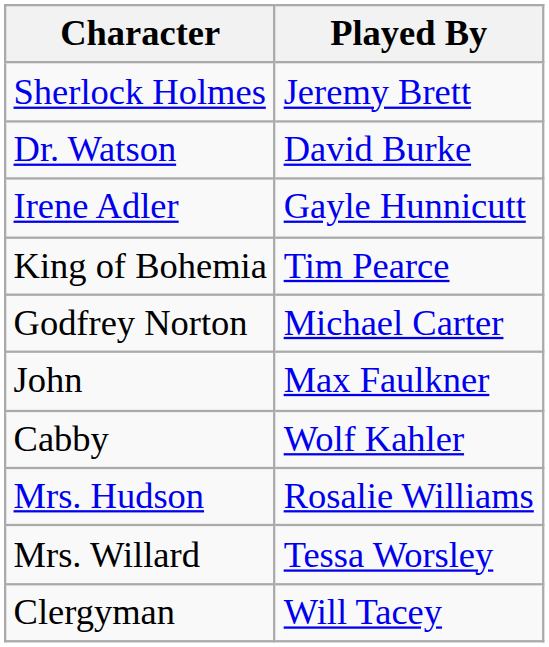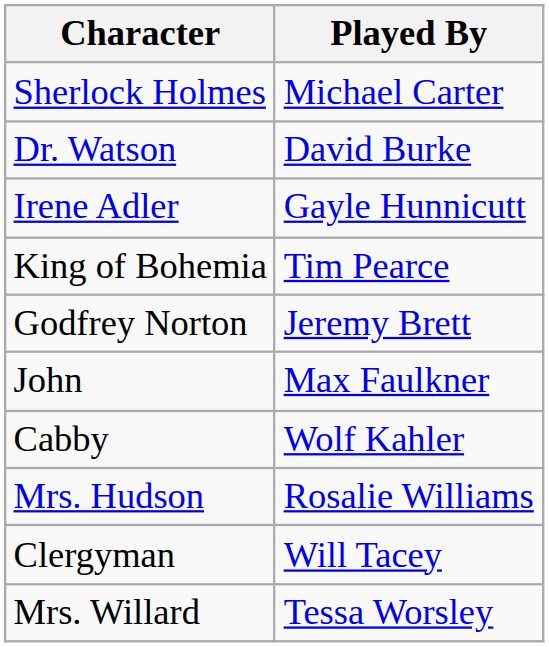(377, 91) Jeremy Brett -> (394, 91) Michael Carter
(394, 322) Michael Carter -> (377, 322) Jeremy Brett
rows swapped: (107, 554) <-> (94, 611)
